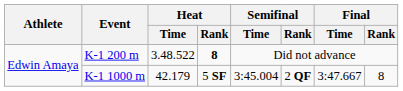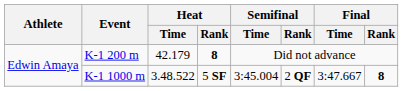(173, 55) 3.48.522 -> (173, 55) 42.179
(173, 76) 42.179 -> (173, 76) 3.48.522
(381, 76) normal -> (381, 76) bold
